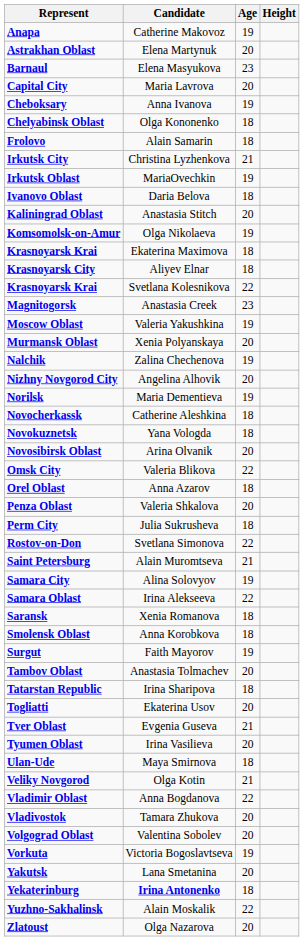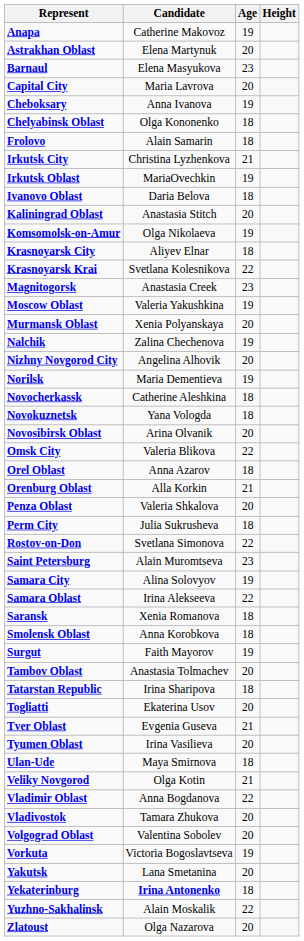- row: (179, 251)
+ row: (179, 488)
(248, 561) 21 -> (248, 561) 23
